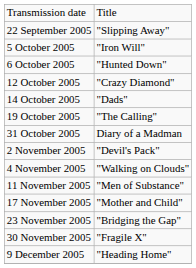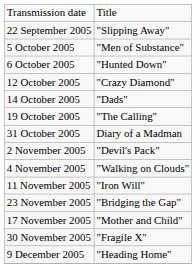(121, 47) "Iron Will" -> (140, 47) "Men of Substance"
(140, 185) "Men of Substance" -> (121, 185) "Iron Will"
rows swapped: (49, 202) <-> (49, 220)
